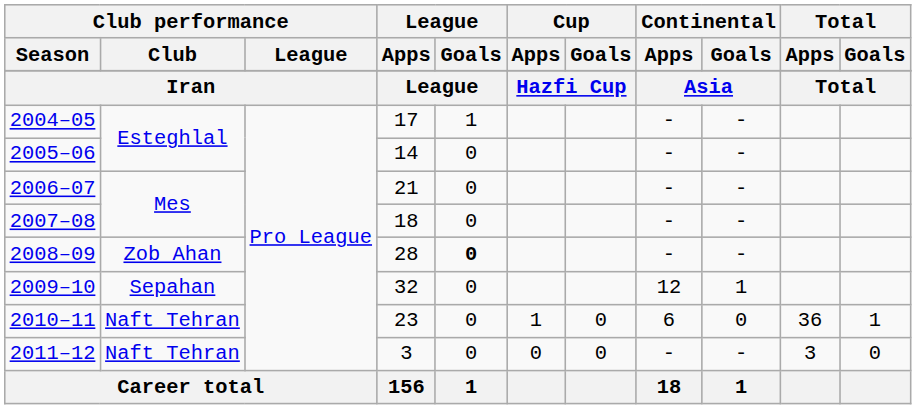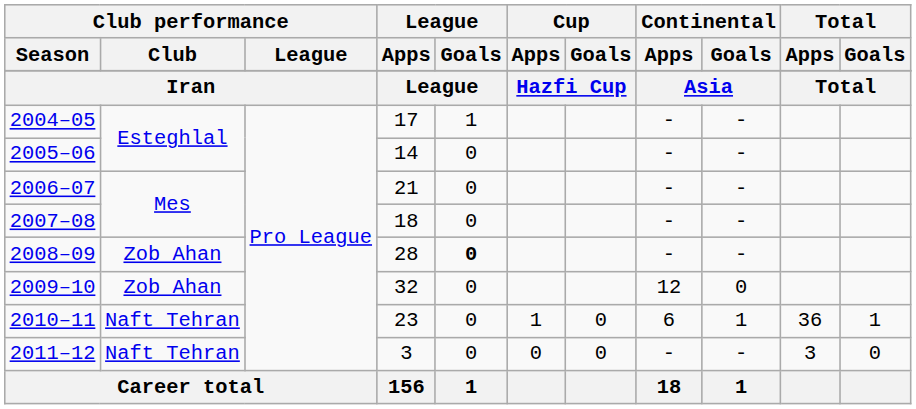(172, 288) Sepahan -> (172, 288) Zob Ahan
(741, 288) 1 -> (741, 288) 0
(741, 321) 0 -> (741, 321) 1
